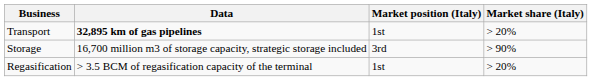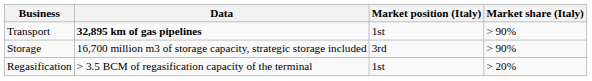(501, 31) > 20% -> (501, 31) > 90%
